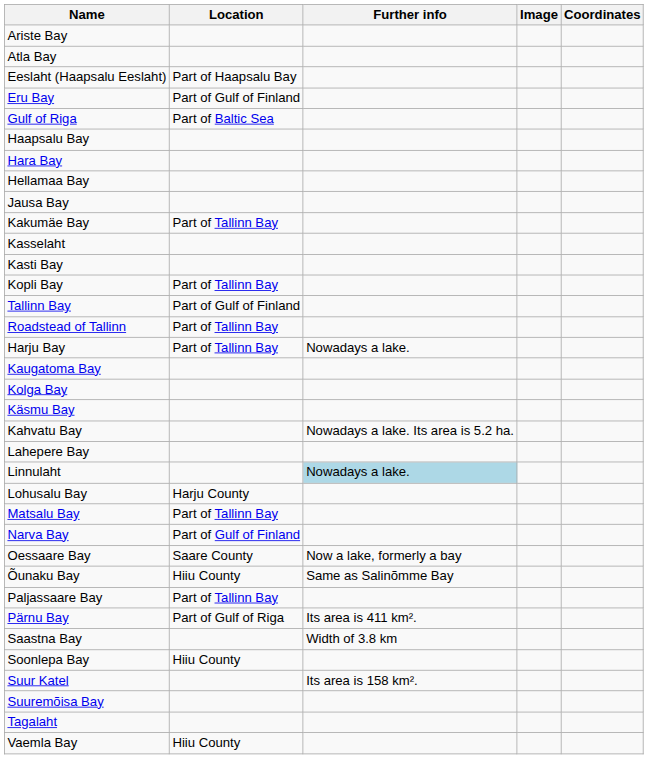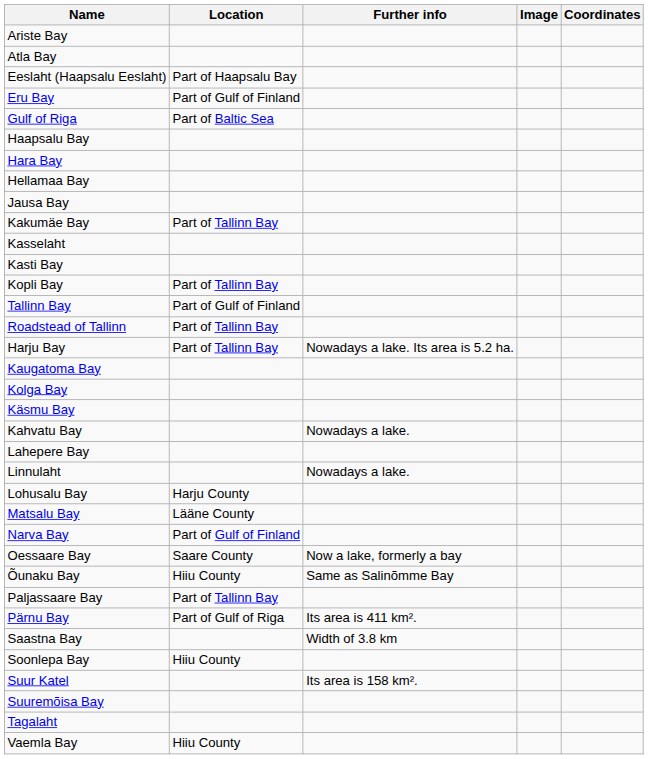(358, 347) Nowadays a lake. -> (410, 347) Nowadays a lake. Its area is 5.2 ha.
(410, 431) Nowadays a lake. Its area is 5.2 ha. -> (358, 431) Nowadays a lake.
(358, 472) lightblue background -> (358, 472) no background
(225, 514) Part of Tallinn Bay -> (213, 514) Lääne County
